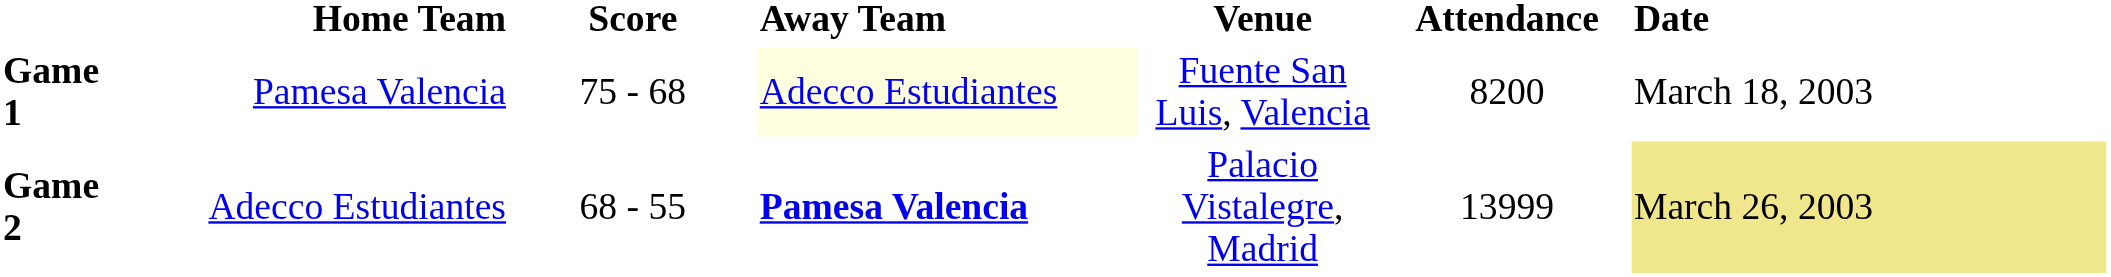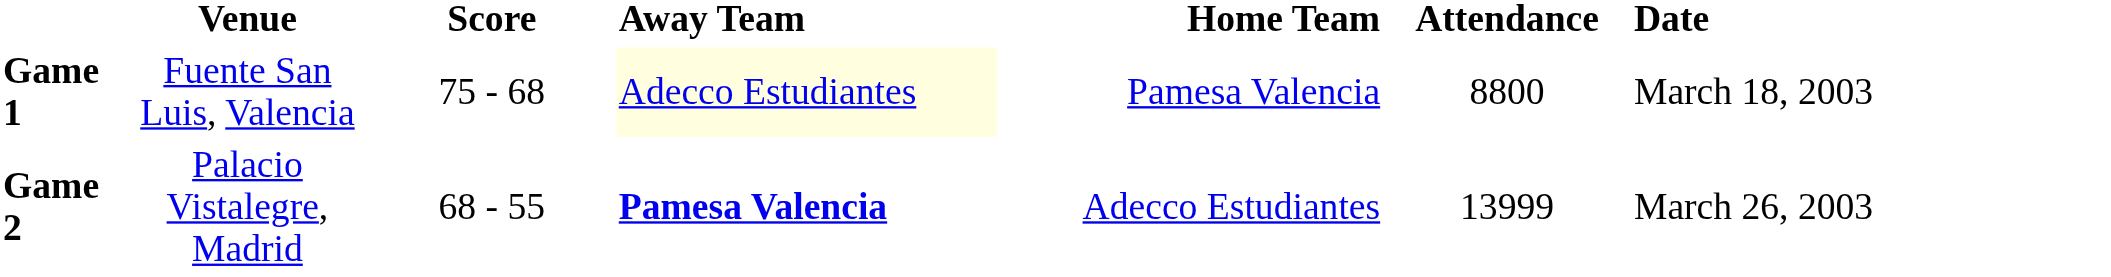columns swapped: (409, 18) <-> (1263, 18)
(1507, 91) 8200 -> (1507, 91) 8800
(1754, 206) khaki background -> (1754, 206) no background
